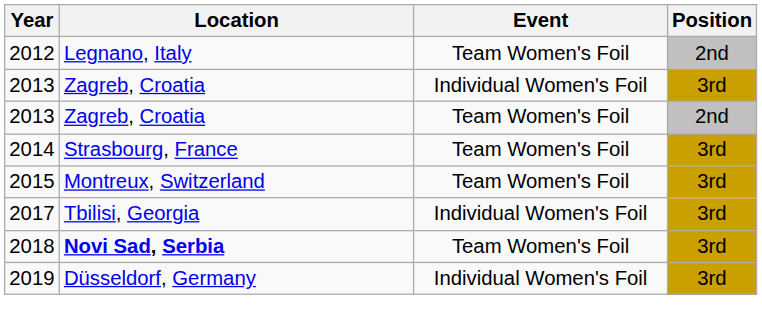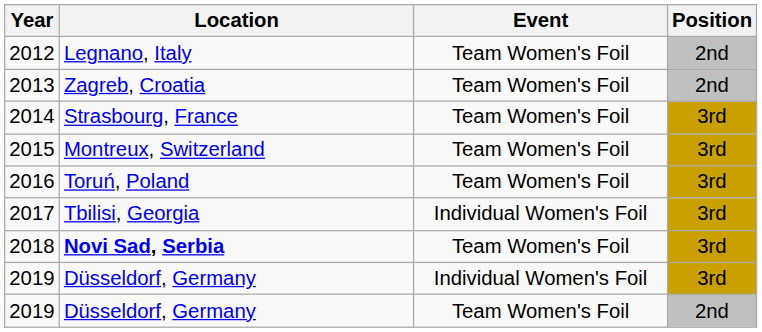- row: (32, 85)
+ row: (32, 181)
+ row: (32, 310)
